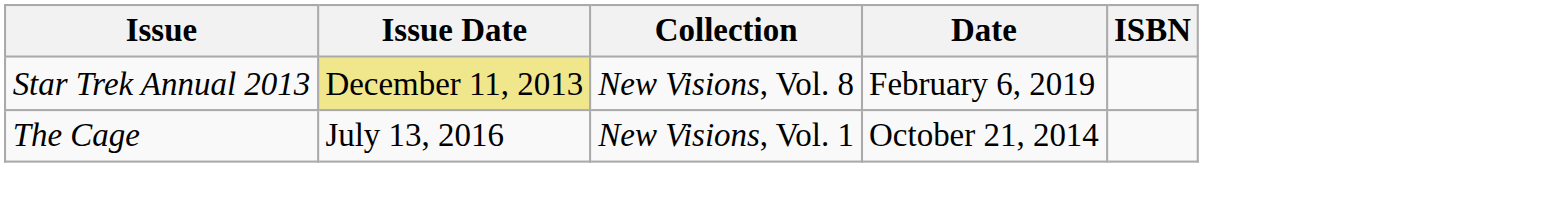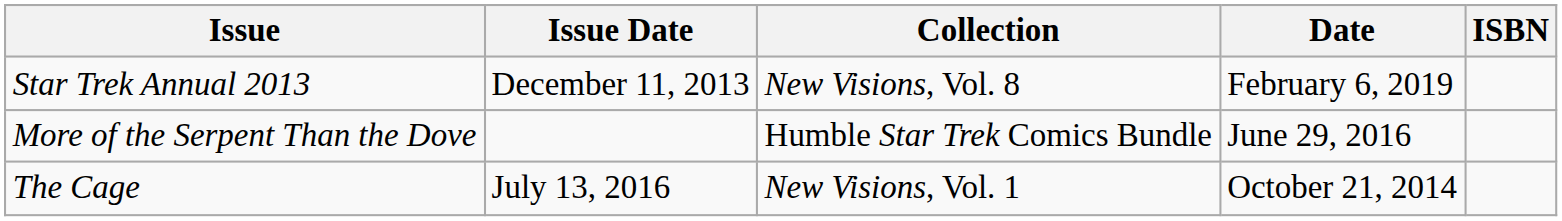(454, 82) khaki background -> (621, 82) no background
+ row: (245, 135)
